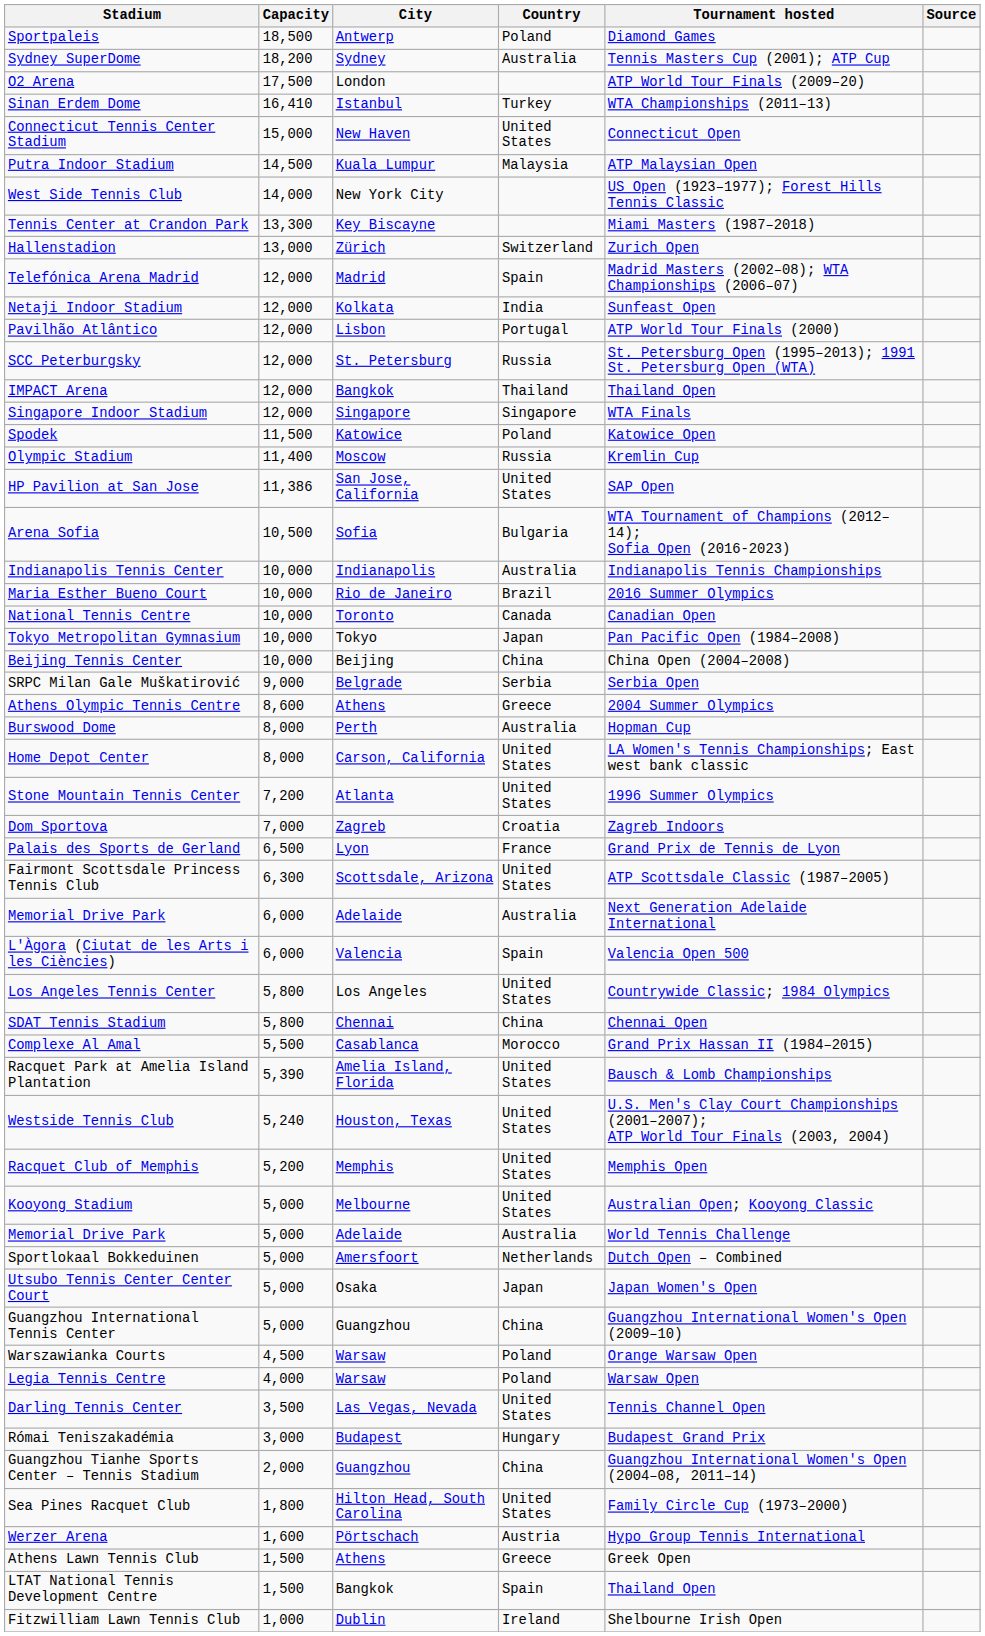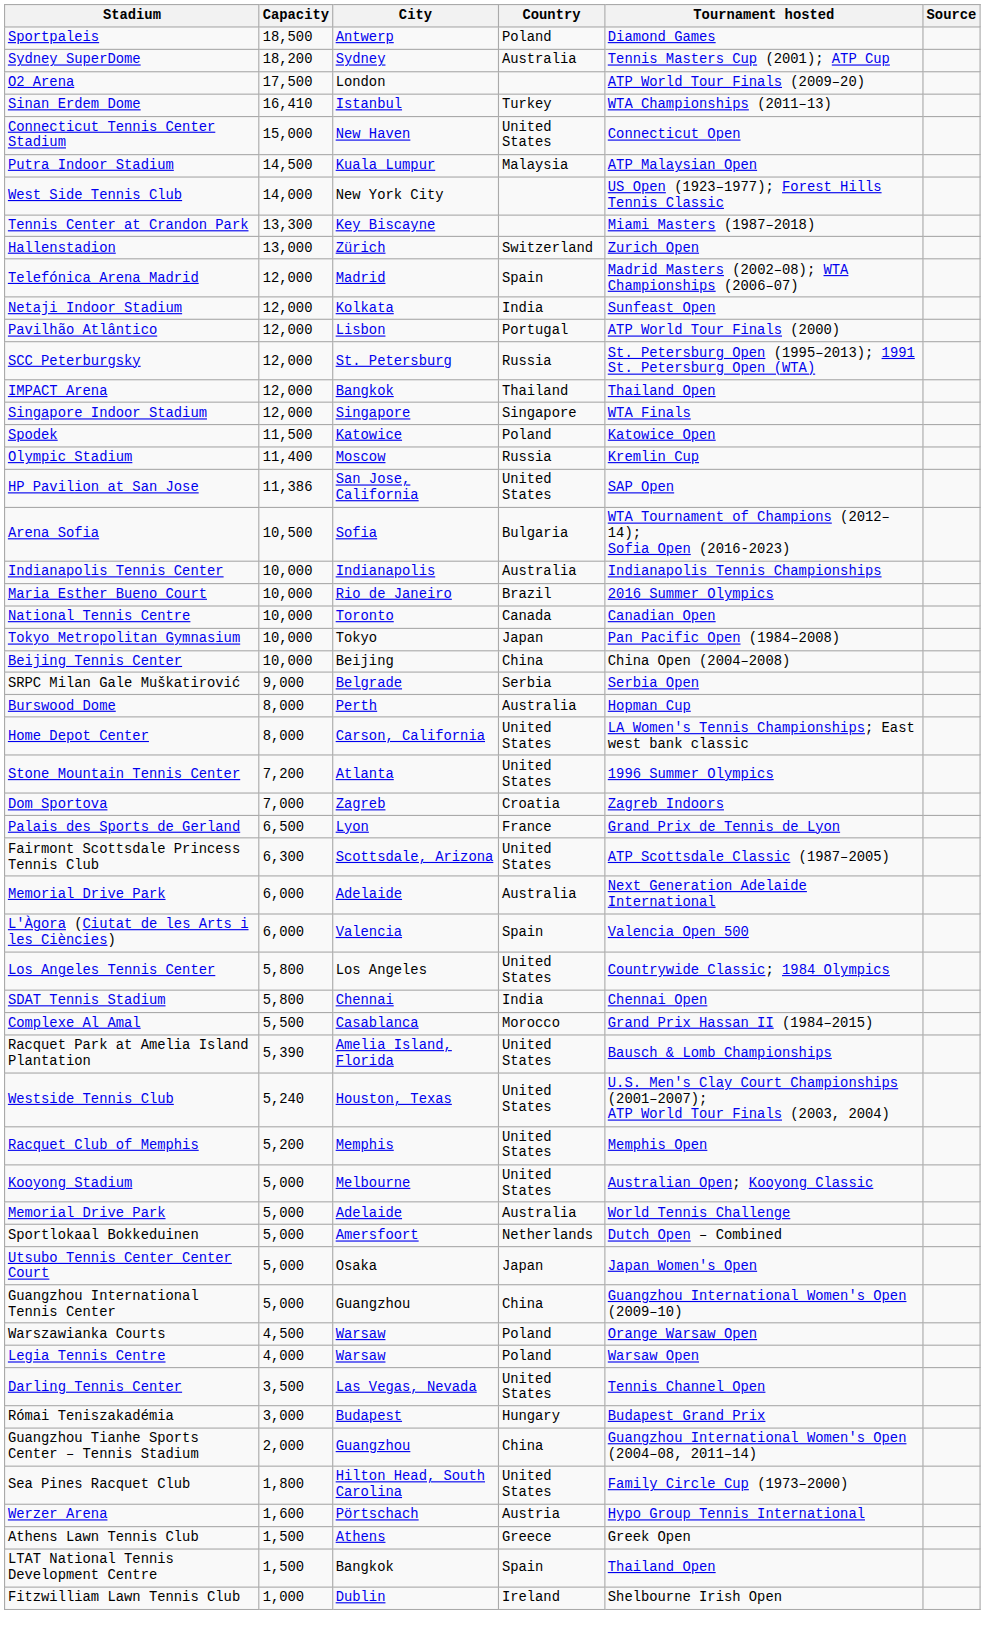- row: (124, 706)
(523, 1024) China -> (523, 1001) India
